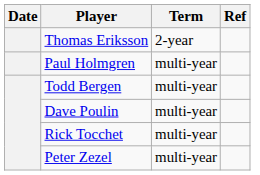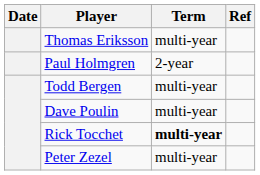(174, 39) 2-year -> (186, 39) multi-year
(186, 63) multi-year -> (174, 63) 2-year
(186, 134) normal -> (189, 134) bold
